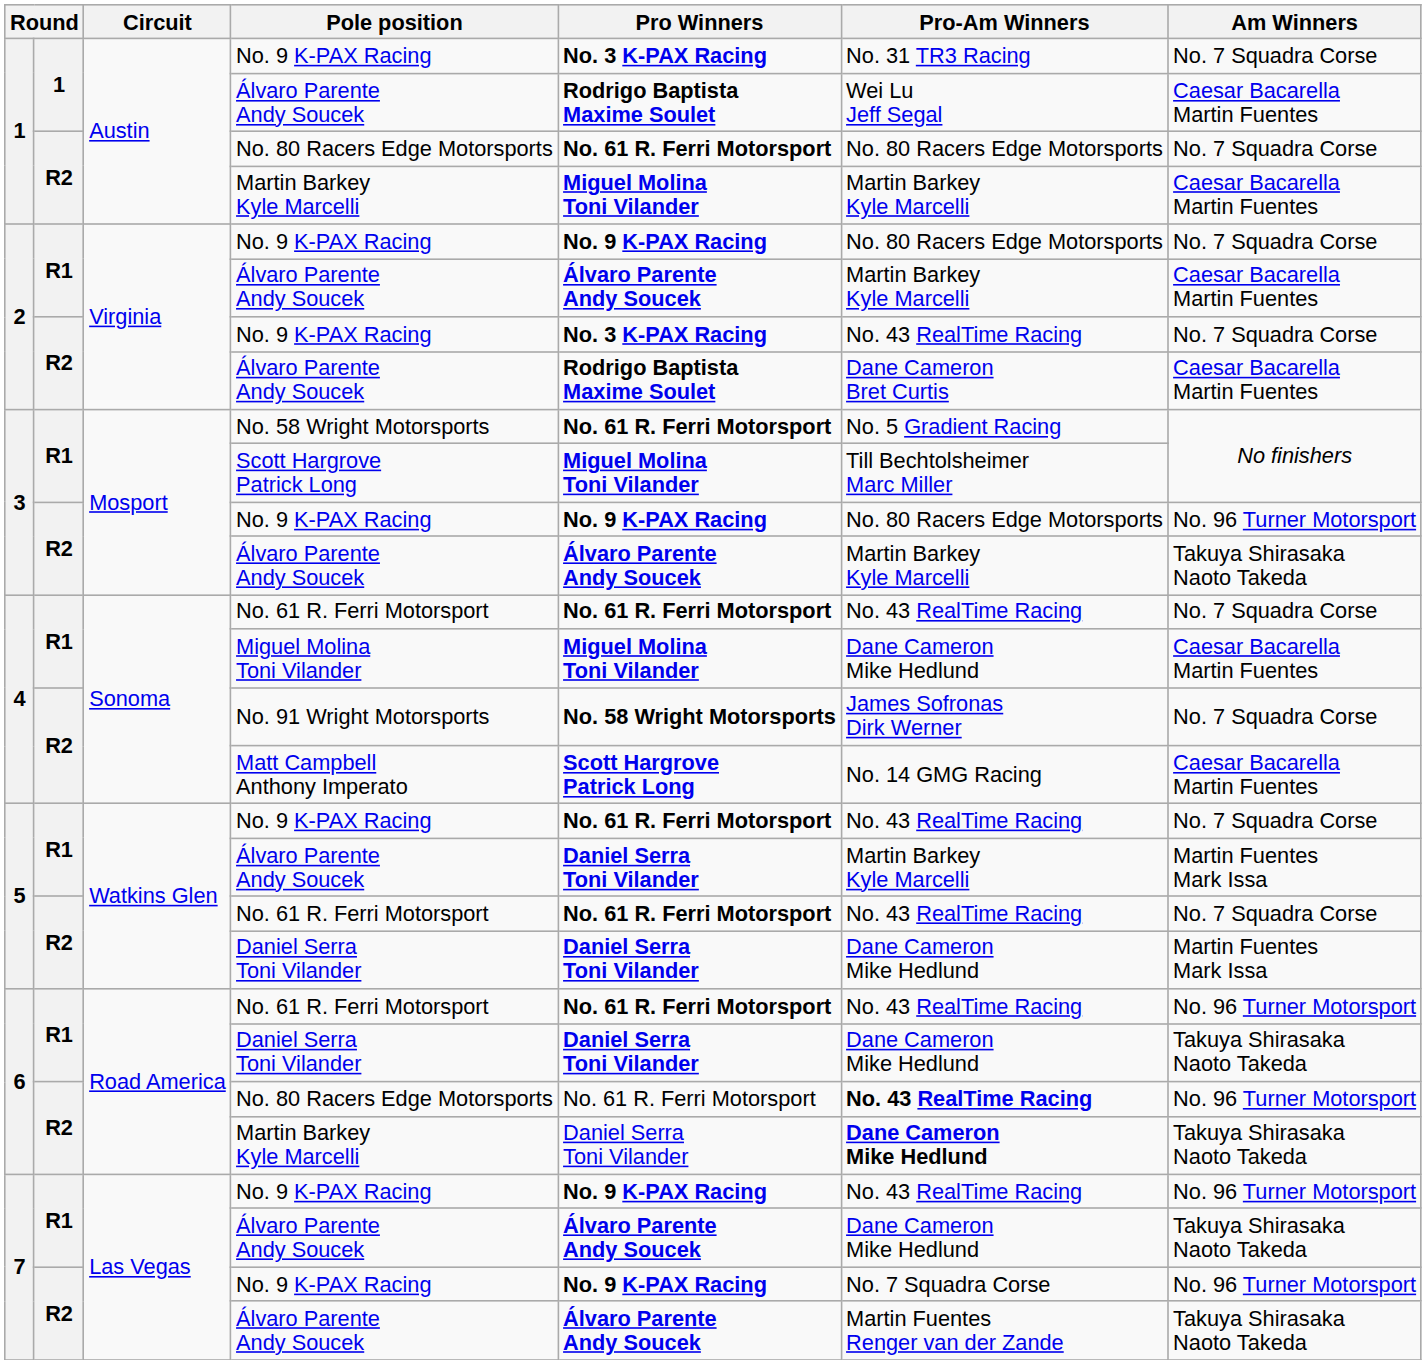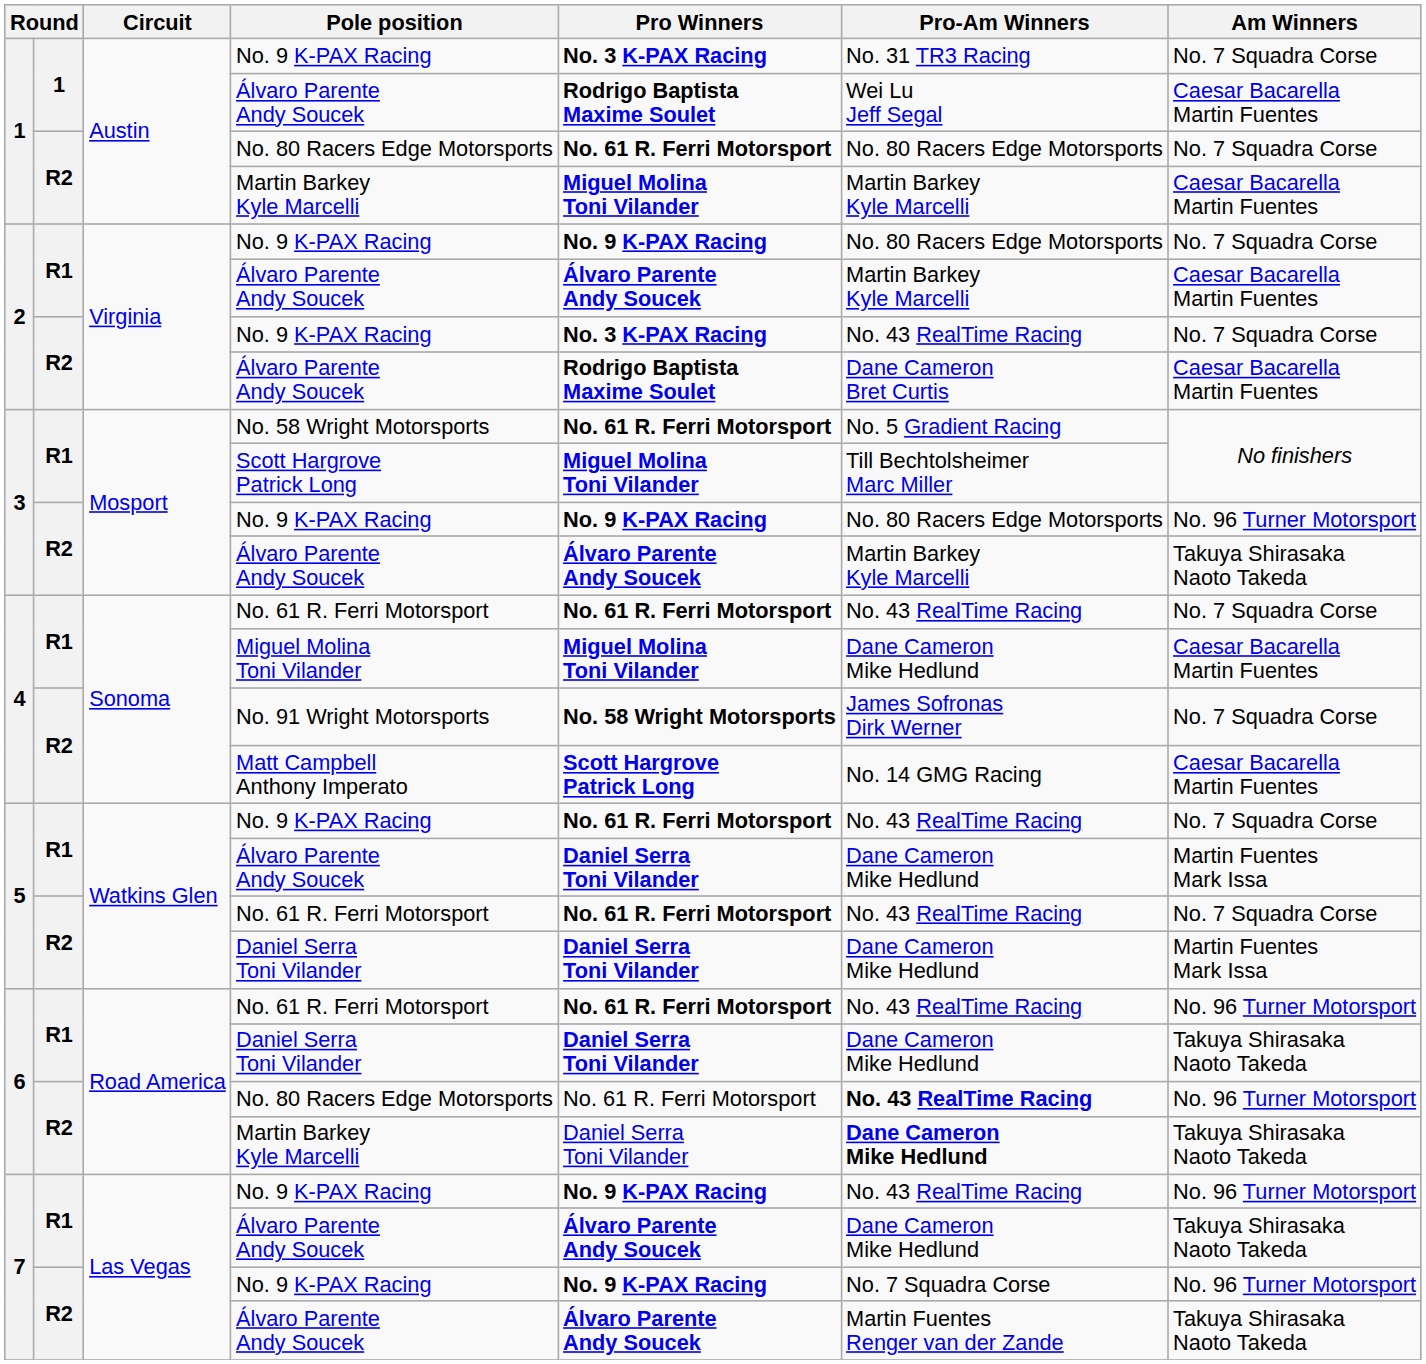(913, 867) Martin Barkey Kyle Marcelli -> (920, 867) Dane Cameron Mike Hedlund
